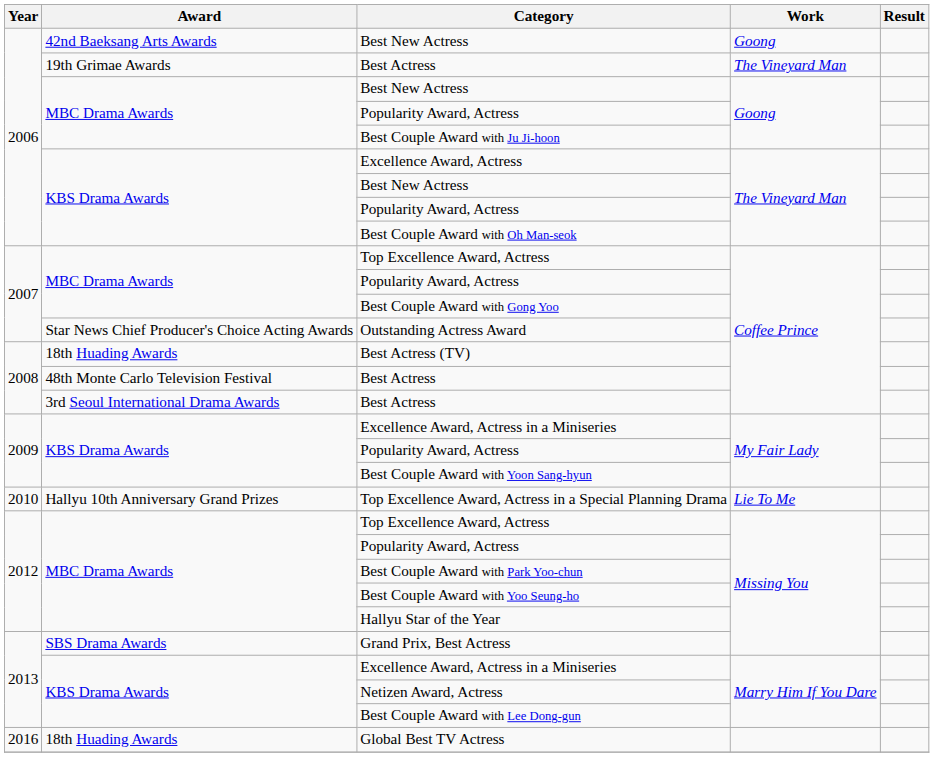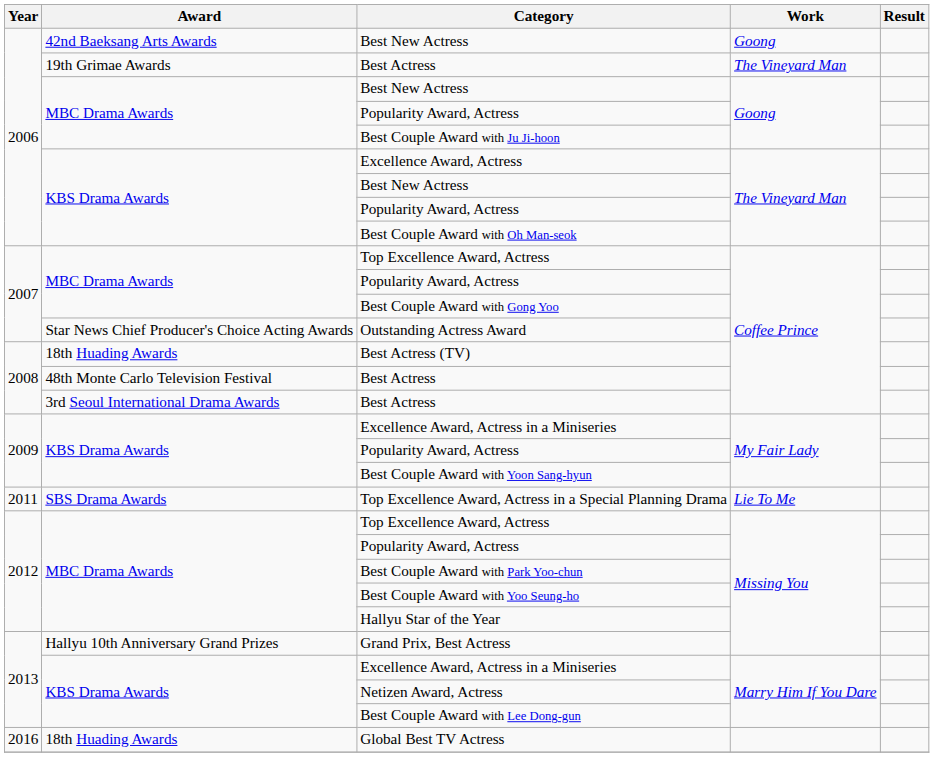(23, 498) 2010 -> (23, 498) 2011
(162, 498) Hallyu 10th Anniversary Grand Prizes -> (106, 498) SBS Drama Awards
(106, 643) SBS Drama Awards -> (162, 643) Hallyu 10th Anniversary Grand Prizes
